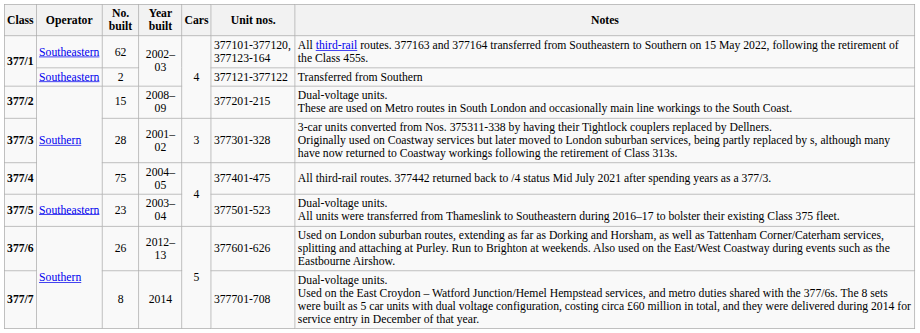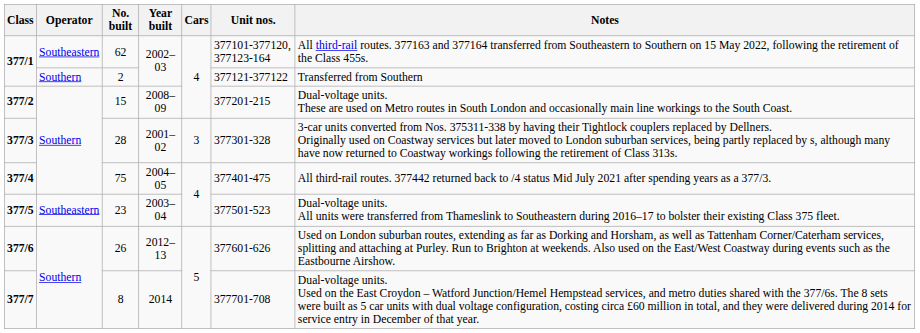(69, 77) Southeastern -> (60, 77) Southern
